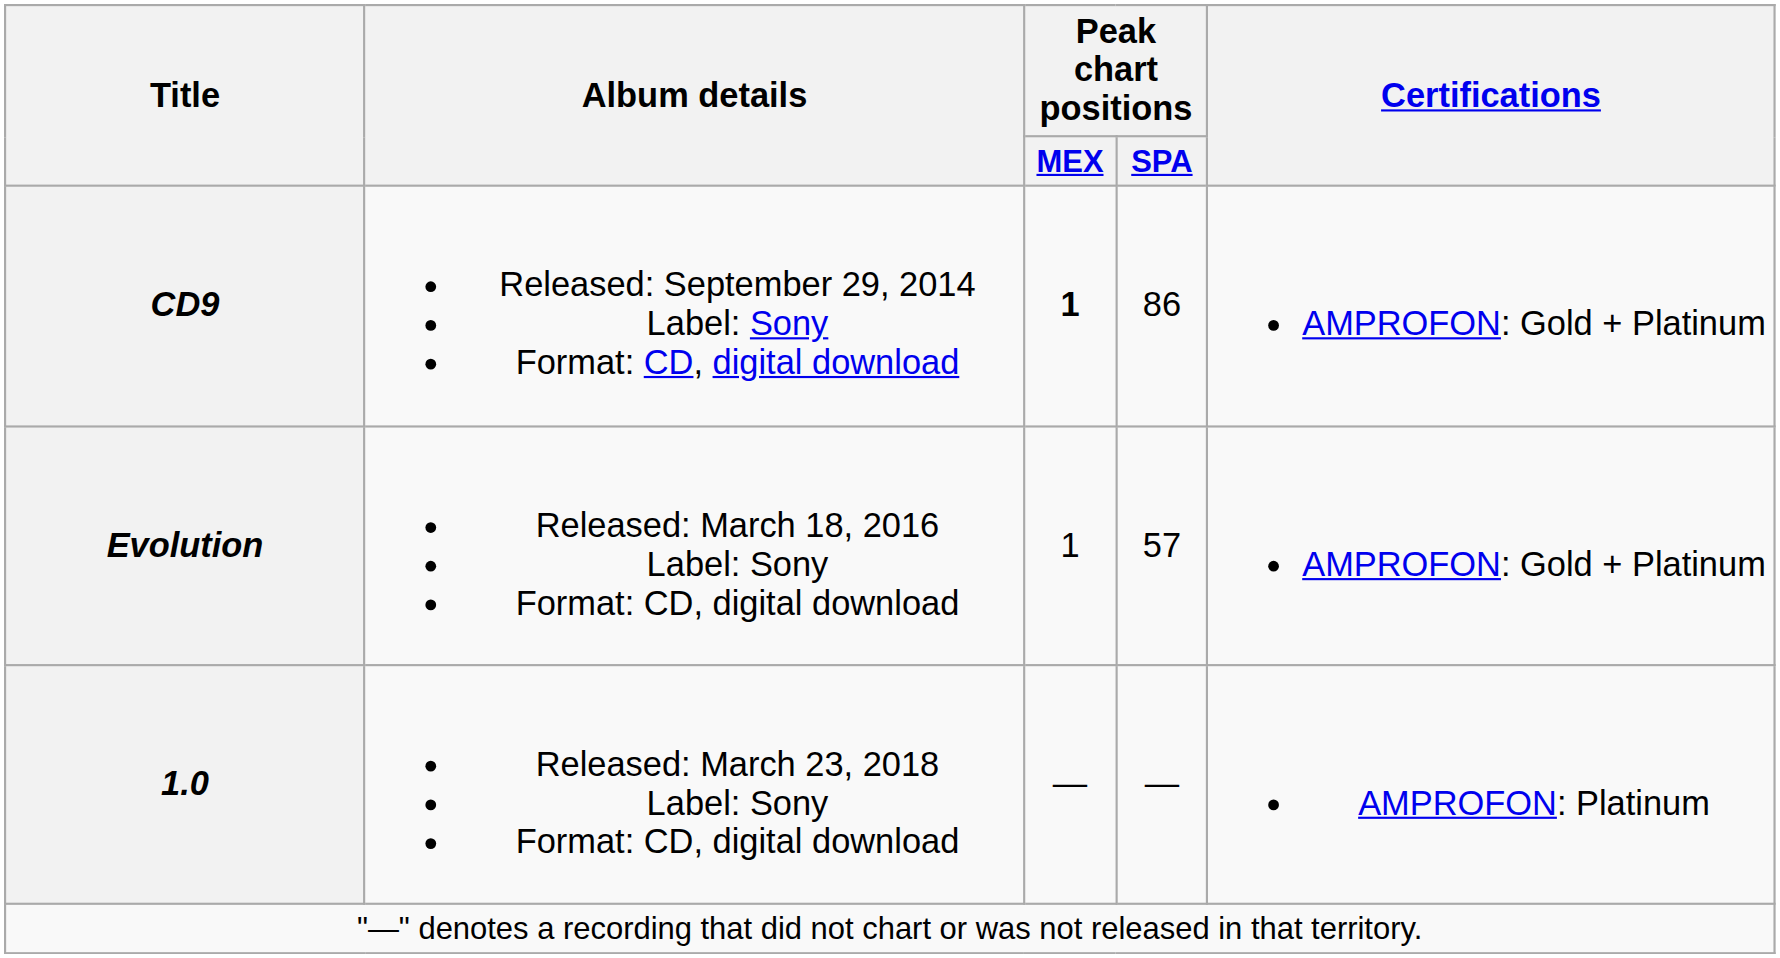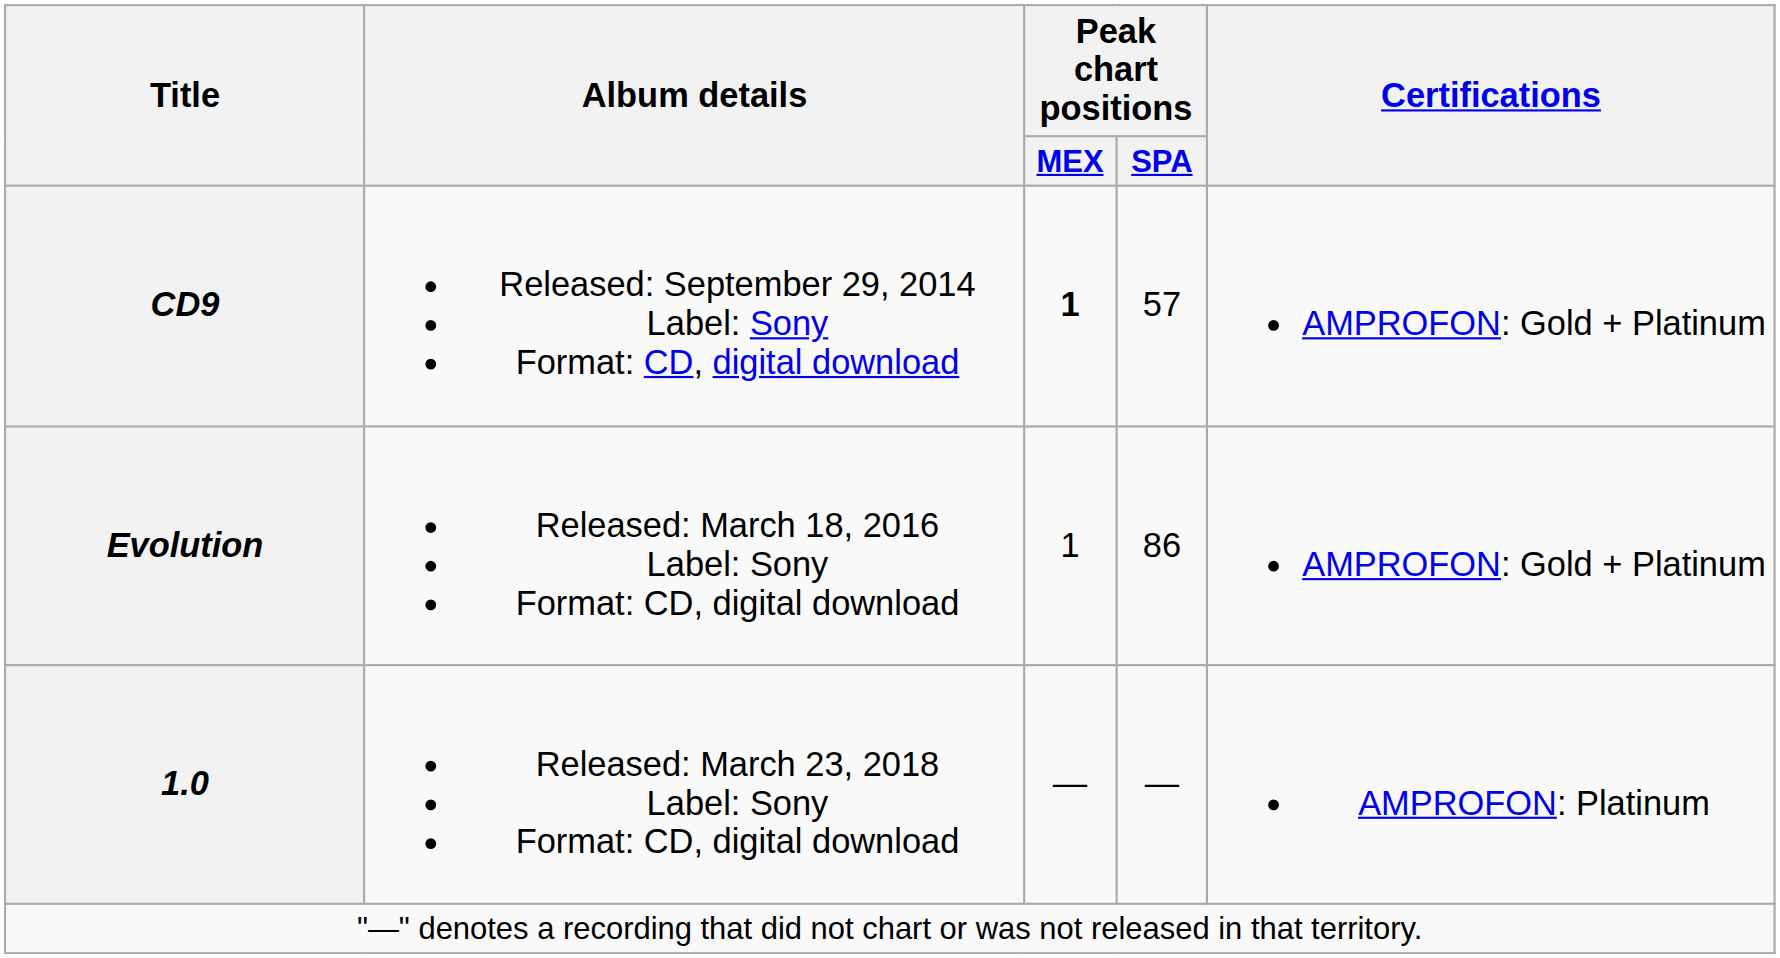(1162, 305) 86 -> (1162, 305) 57
(1162, 544) 57 -> (1162, 544) 86
